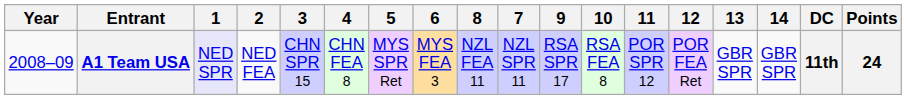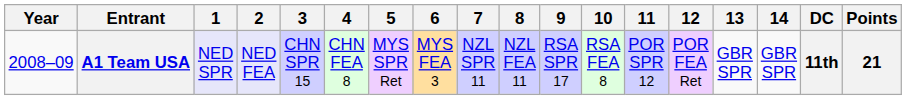columns swapped: (519, 17) <-> (477, 17)
(259, 62) no background -> (259, 62) lavender background
(872, 62) 24 -> (872, 62) 21
